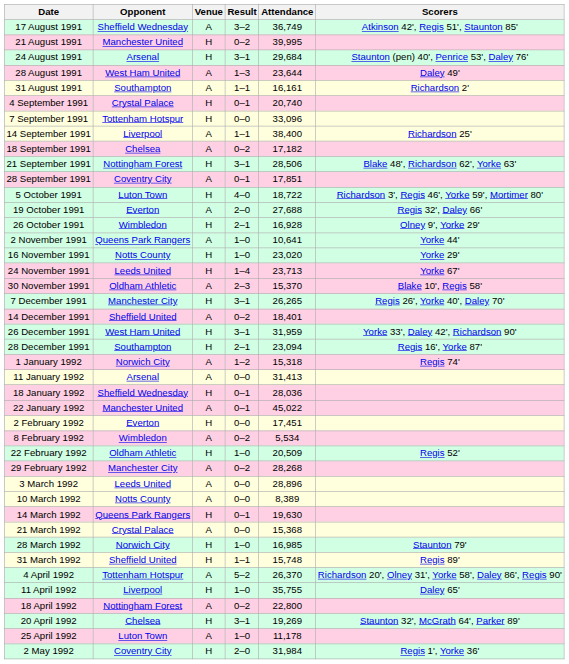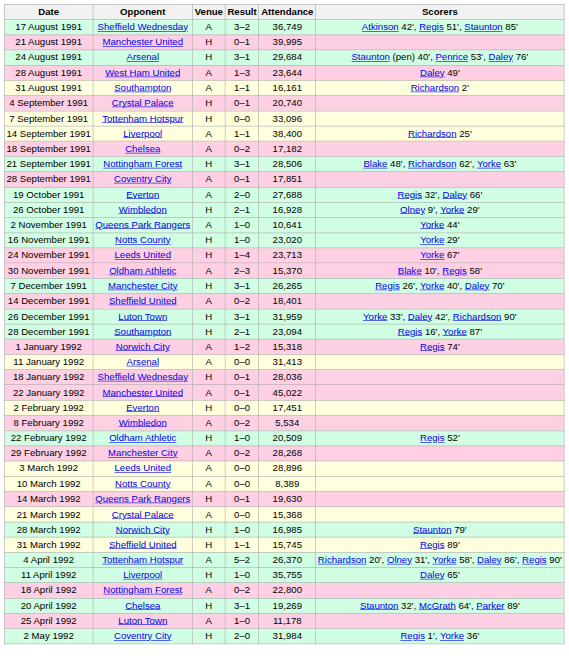(242, 42) 0–2 -> (242, 42) 0–1
- row: (49, 194)
(143, 331) West Ham United -> (143, 316) Luton Town
(287, 560) 15,748 -> (287, 544) 15,745
